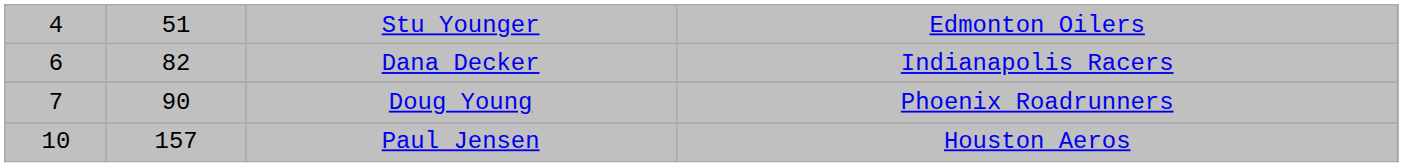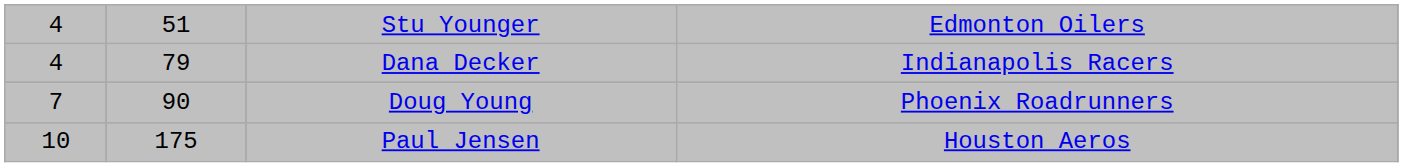(56, 63) 6 -> (56, 63) 4
(176, 63) 82 -> (176, 63) 79
(176, 141) 157 -> (176, 141) 175
